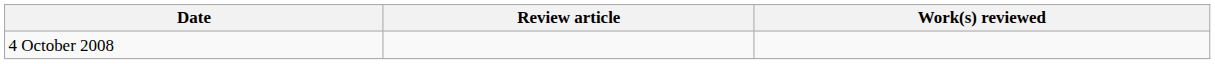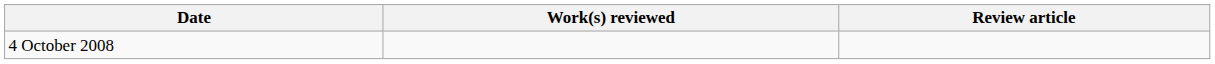columns swapped: (569, 17) <-> (982, 17)
